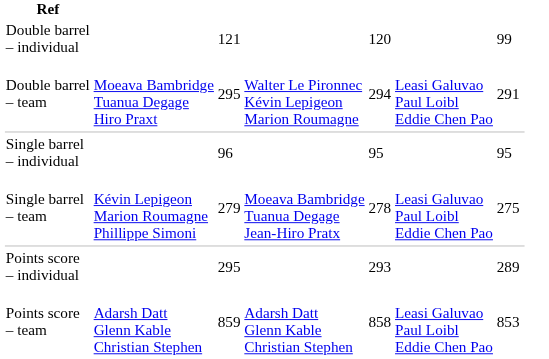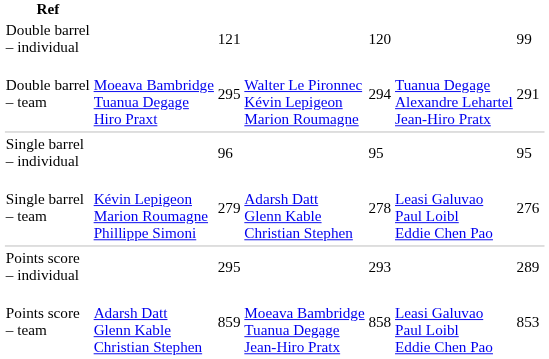(444, 102) Leasi Galuvao Paul Loibl Eddie Chen Pao -> (454, 102) Tuanua Degage Alexandre Lehartel Jean-Hiro Pratx
(304, 216) Moeava Bambridge Tuanua Degage Jean-Hiro Pratx -> (299, 216) Adarsh Datt Glenn Kable Christian Stephen
(508, 207) 275 -> (528, 207) 276
(299, 330) Adarsh Datt Glenn Kable Christian Stephen -> (304, 330) Moeava Bambridge Tuanua Degage Jean-Hiro Pratx
